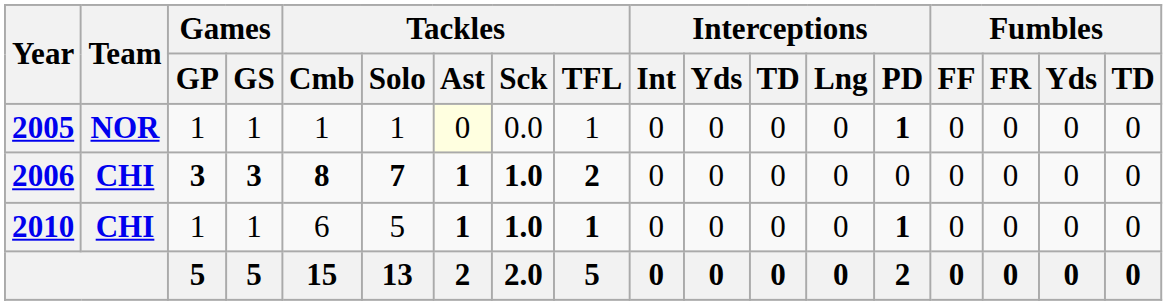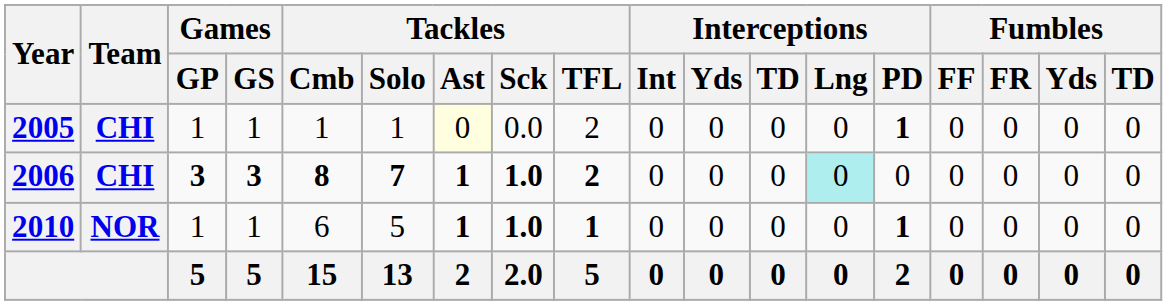(125, 127) NOR -> (125, 127) CHI
(592, 127) 1 -> (592, 127) 2
(841, 176) no background -> (841, 176) paleturquoise background
(125, 226) CHI -> (125, 226) NOR
